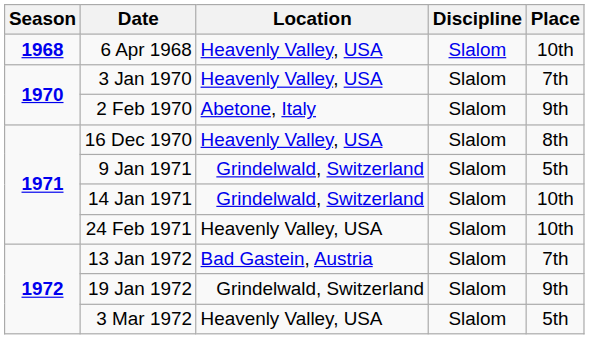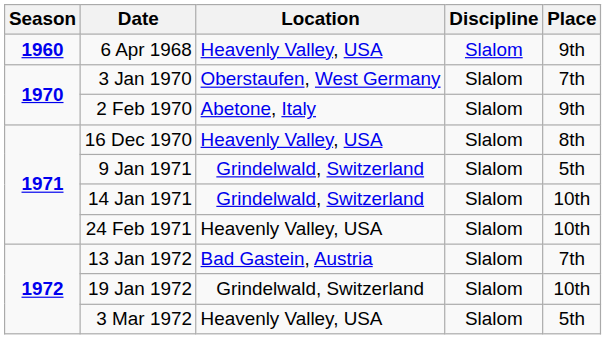(43, 49) 1968 -> (43, 49) 1960
(555, 49) 10th -> (572, 49) 9th
(292, 79) Heavenly Valley, USA -> (321, 79) Oberstaufen, West Germany
(555, 288) 9th -> (572, 288) 10th
